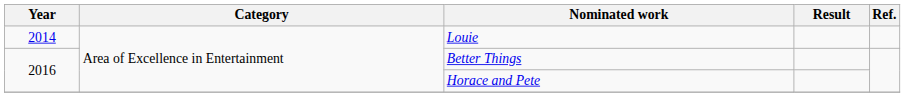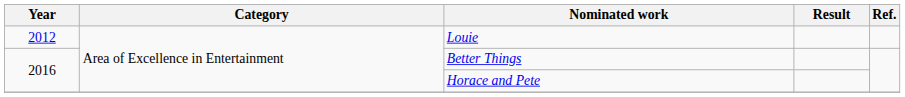(42, 37) 2014 -> (42, 37) 2012
